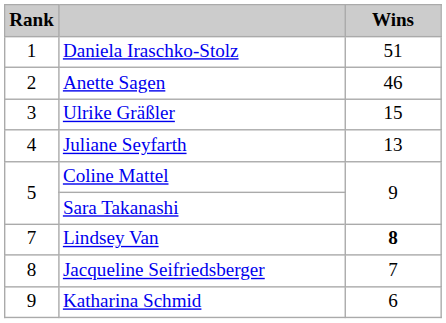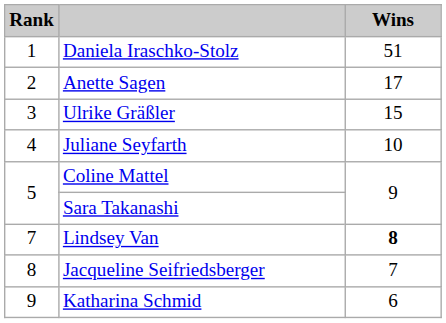(393, 82) 46 -> (393, 82) 17
(393, 144) 13 -> (393, 144) 10
